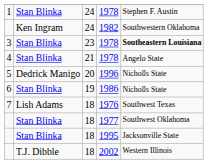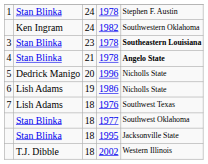(143, 58) normal -> (144, 58) bold
(39, 89) Stan Blinka -> (39, 89) Lish Adams
